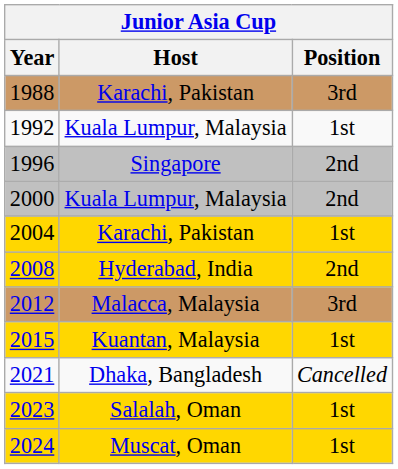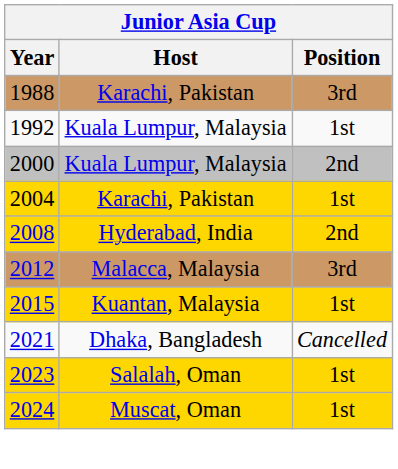- row: (32, 163)
